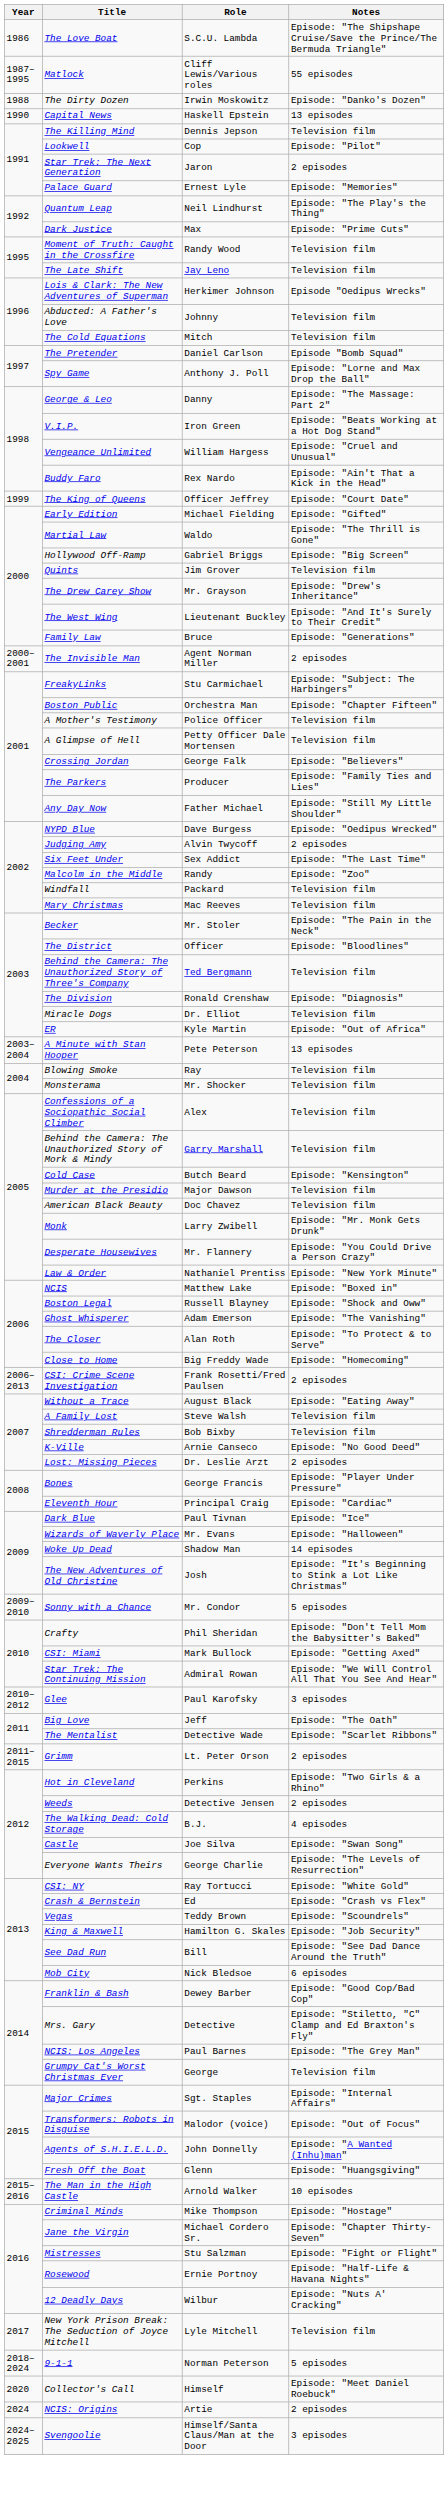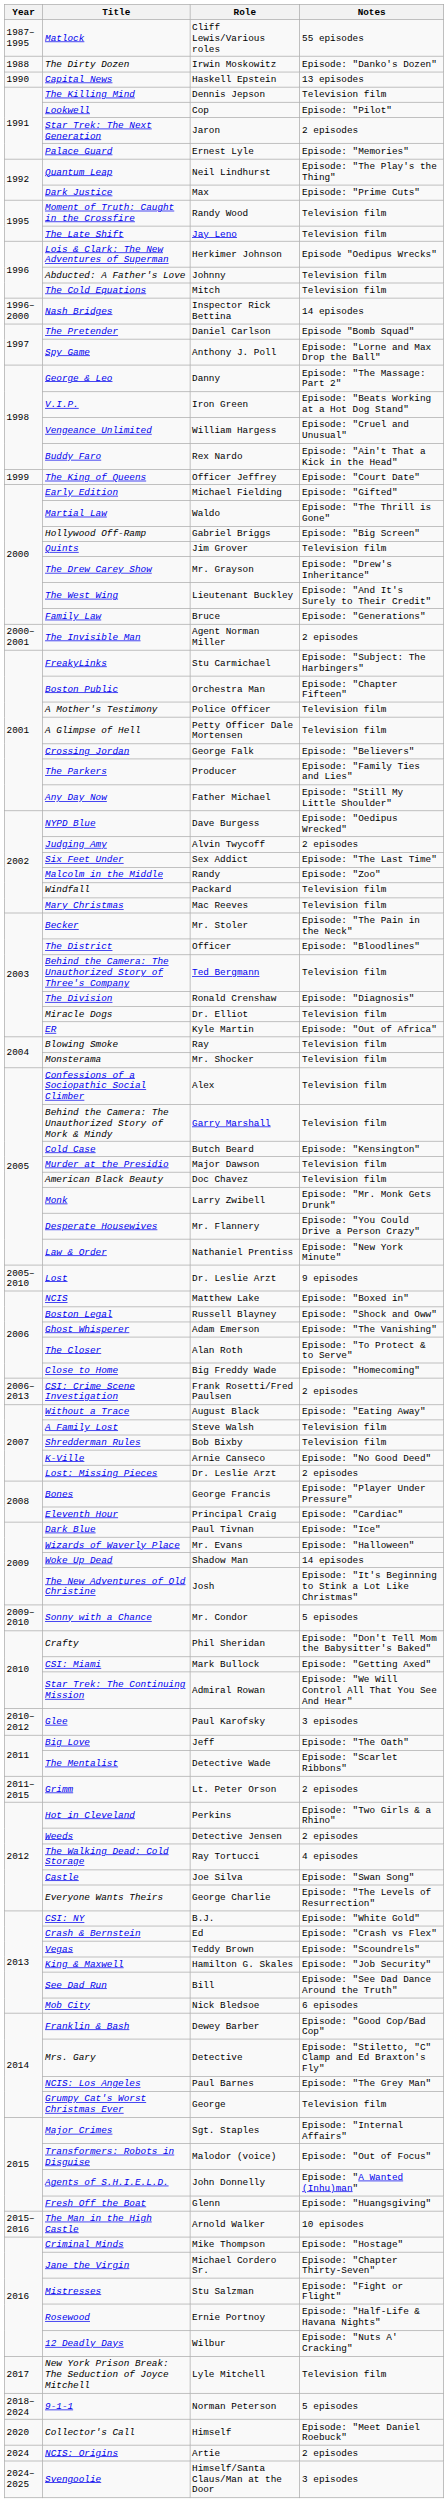- row: (81, 38)
+ row: (79, 311)
- row: (95, 1050)
+ row: (56, 1278)
(196, 1824) B.J. -> (226, 1857) Ray Tortucci
(218, 1886) Ray Tortucci -> (203, 1919) B.J.
